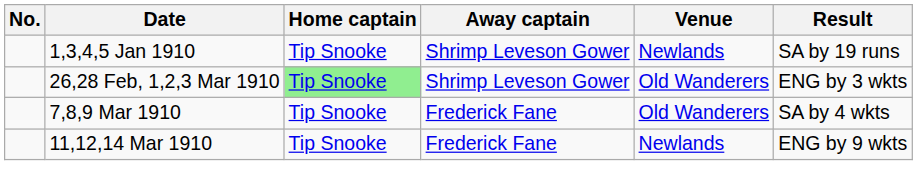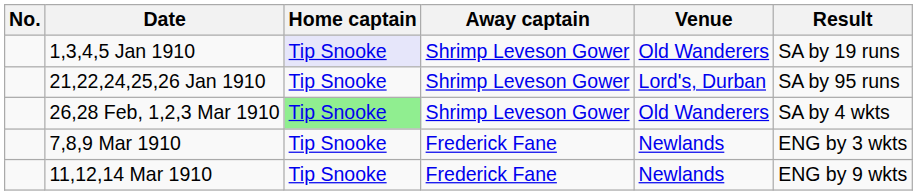(338, 50) no background -> (338, 50) lavender background
(681, 50) Newlands -> (704, 50) Old Wanderers
+ row: (158, 81)
(843, 81) ENG by 3 wkts -> (834, 112) SA by 4 wkts
(704, 112) Old Wanderers -> (681, 143) Newlands
(834, 112) SA by 4 wkts -> (843, 143) ENG by 3 wkts
